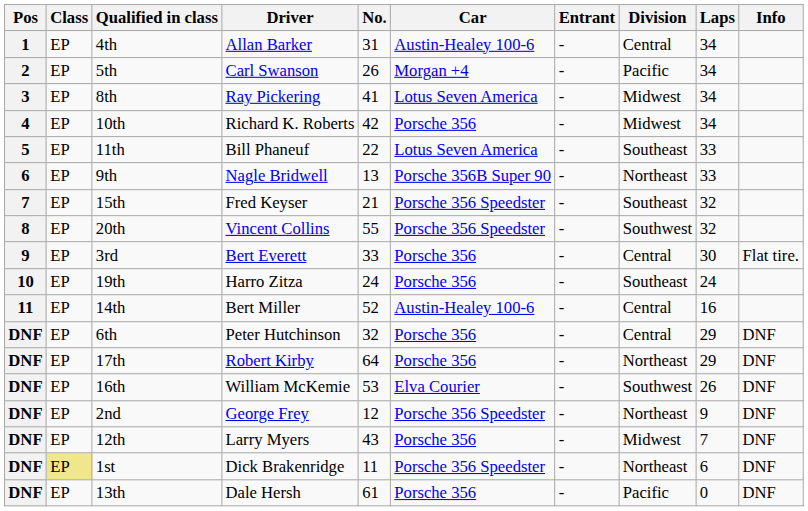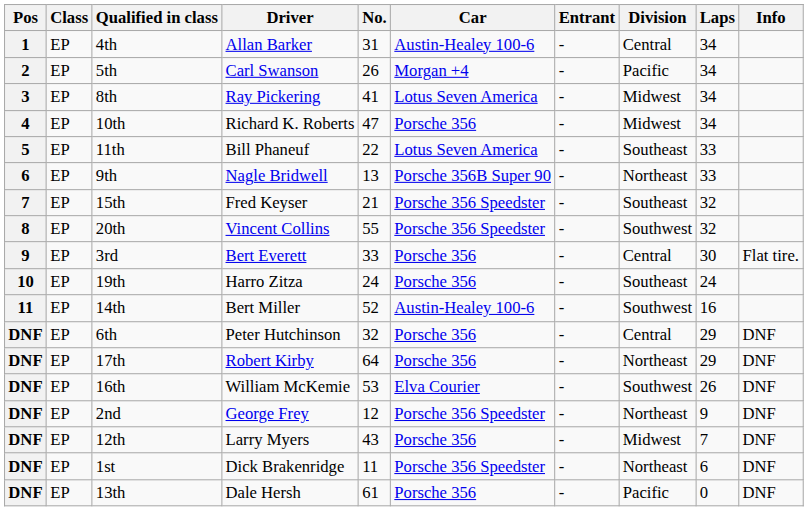(370, 123) 42 -> (370, 123) 47
(647, 307) Central -> (657, 307) Southwest
(60, 466) khaki background -> (60, 466) no background
